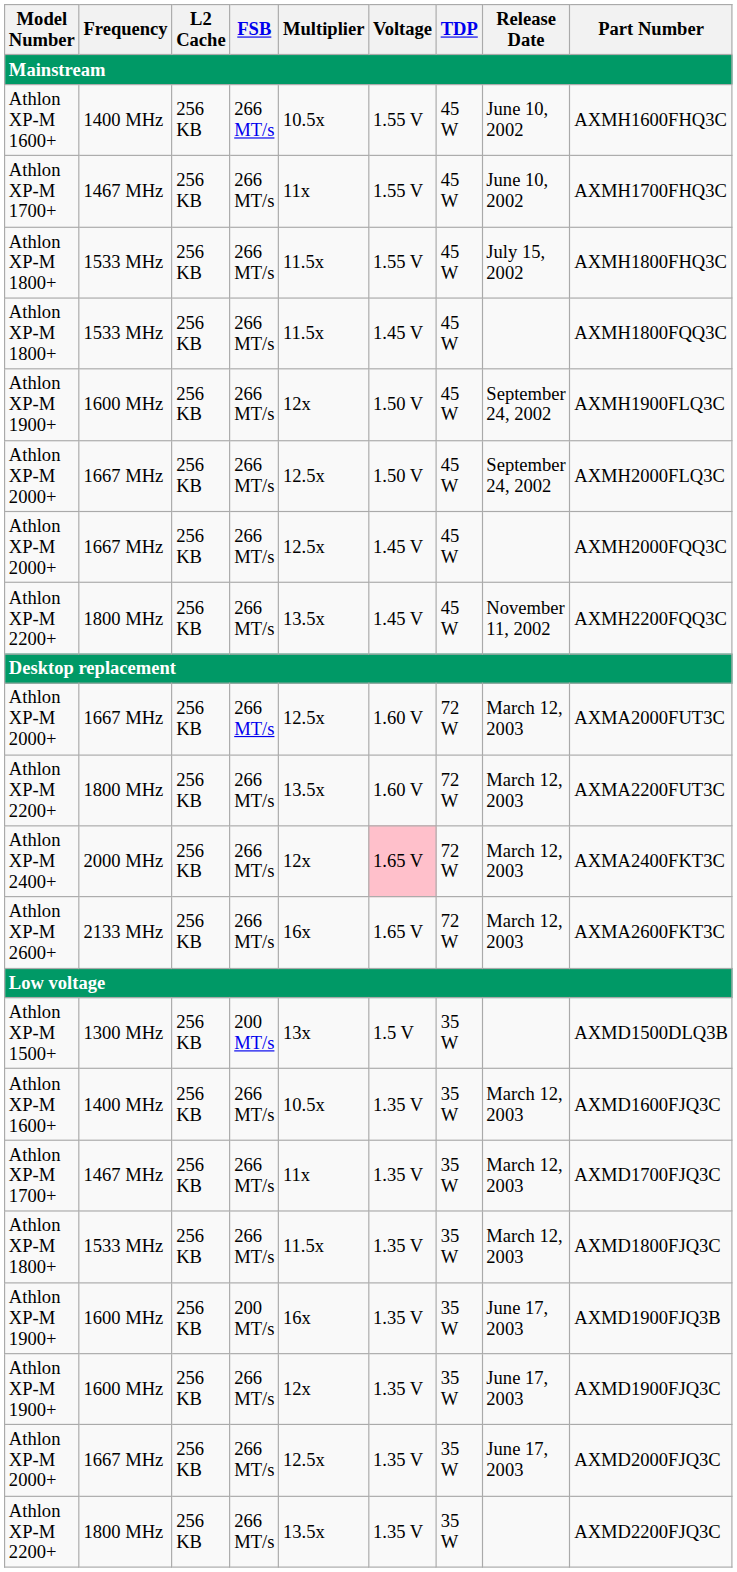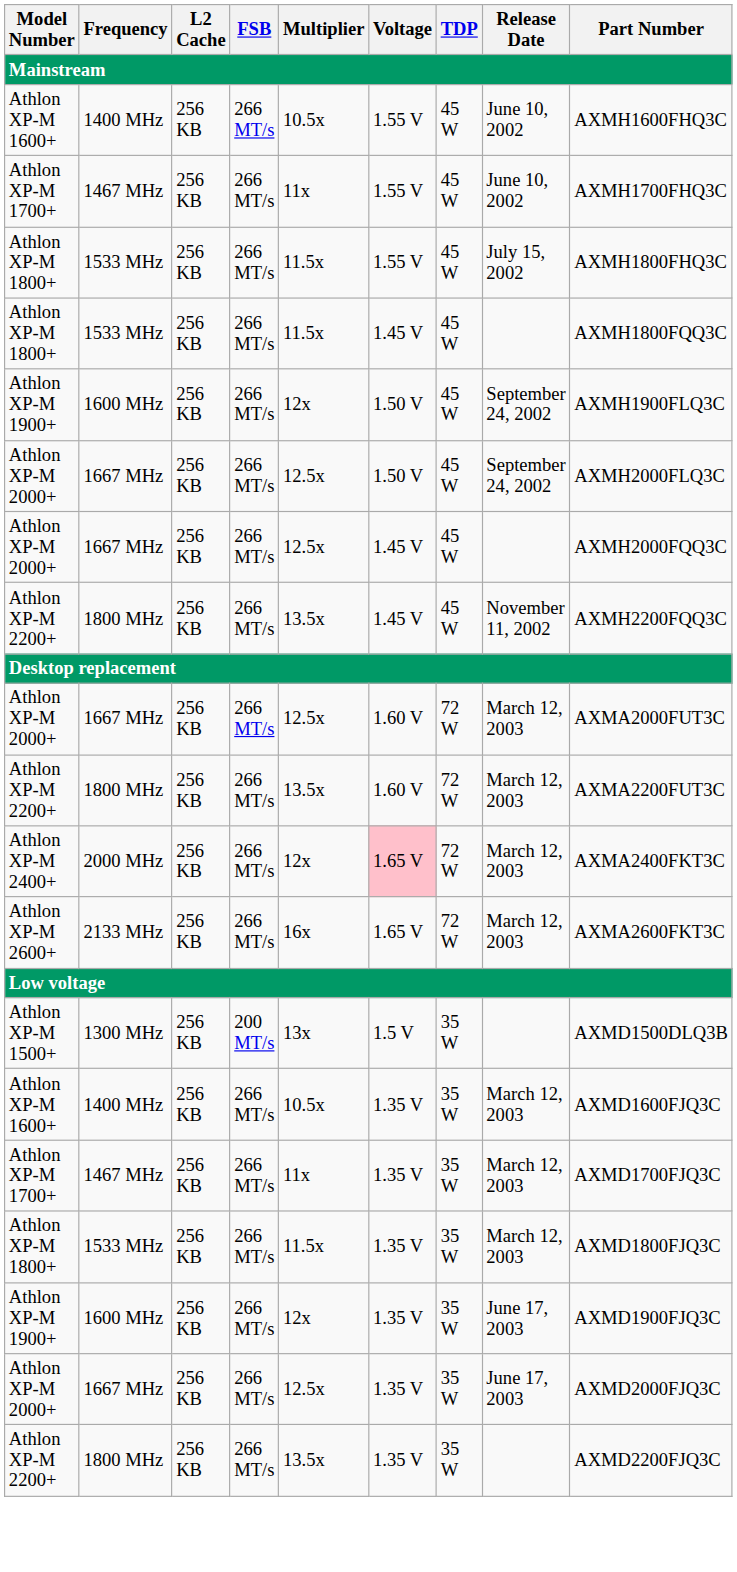- row: (35, 1317)
